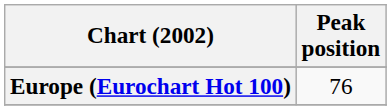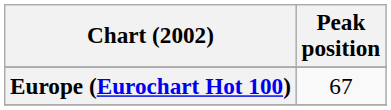(341, 85) 76 -> (341, 85) 67
